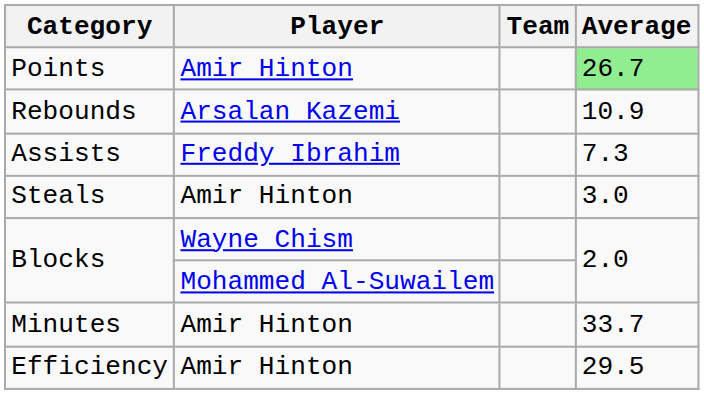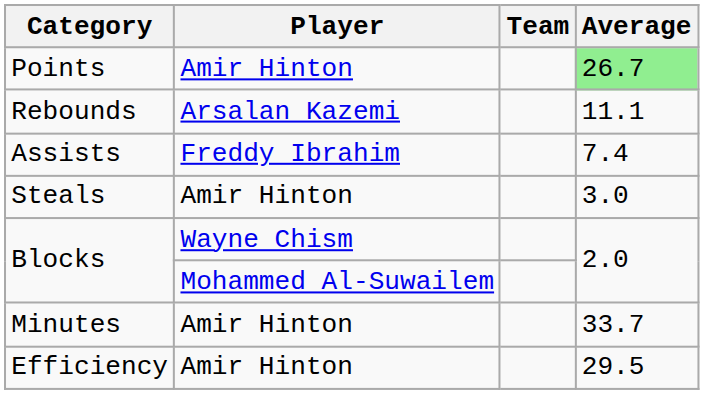(613, 111) 10.9 -> (613, 111) 11.1
(605, 154) 7.3 -> (605, 154) 7.4
